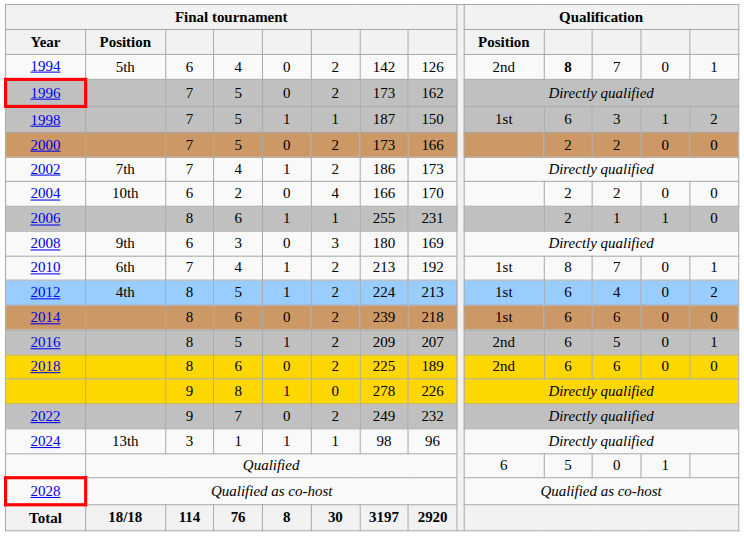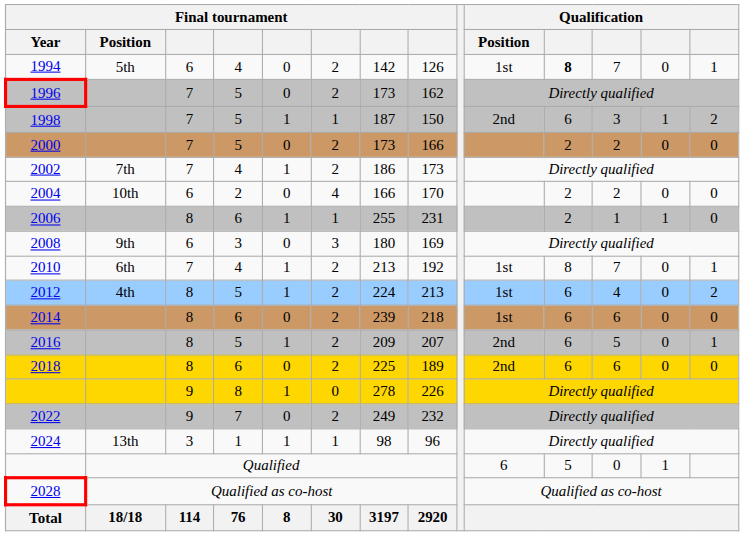(504, 67) 2nd -> (504, 67) 1st
(504, 119) 1st -> (504, 119) 2nd
